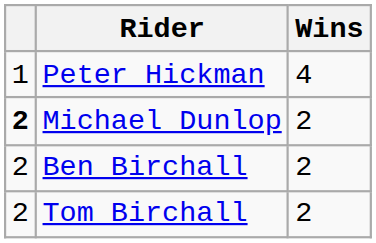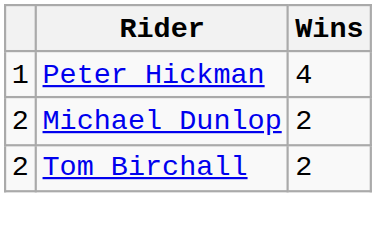(20, 121) bold -> (20, 121) normal
- row: (145, 167)
